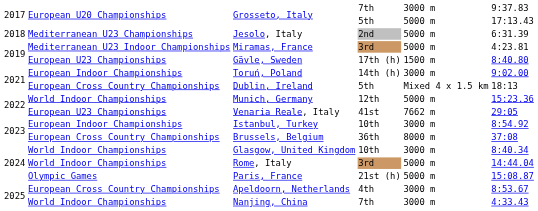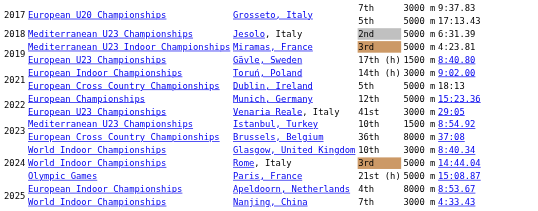(446, 86) Mixed 4 x 1.5 km -> (419, 86) 5000 m
(97, 99) World Indoor Championships -> (87, 99) European Championships
(419, 112) 7662 m -> (419, 112) 3000 m
(105, 124) European Indoor Championships -> (111, 124) Mediterranean U23 Championships
(419, 124) 3000 m -> (419, 124) 1500 m
(124, 189) European Cross Country Championships -> (105, 189) European Indoor Championships
(419, 189) 3000 m -> (419, 189) 8000 m
